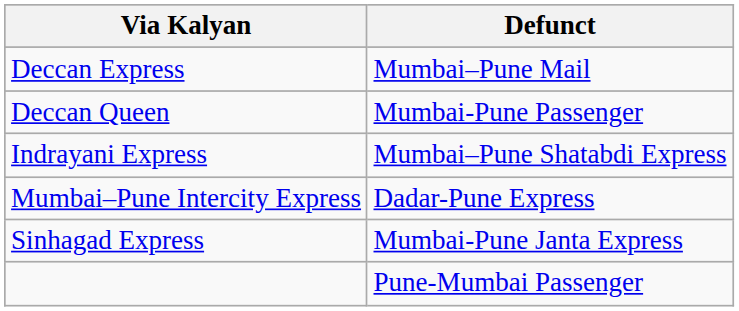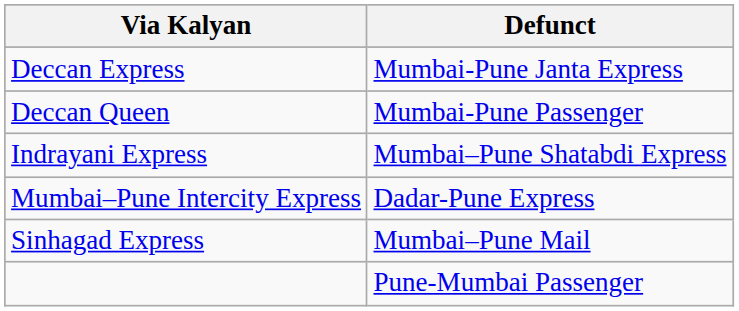(482, 68) Mumbai–Pune Mail -> (528, 68) Mumbai-Pune Janta Express
(528, 240) Mumbai-Pune Janta Express -> (482, 240) Mumbai–Pune Mail
